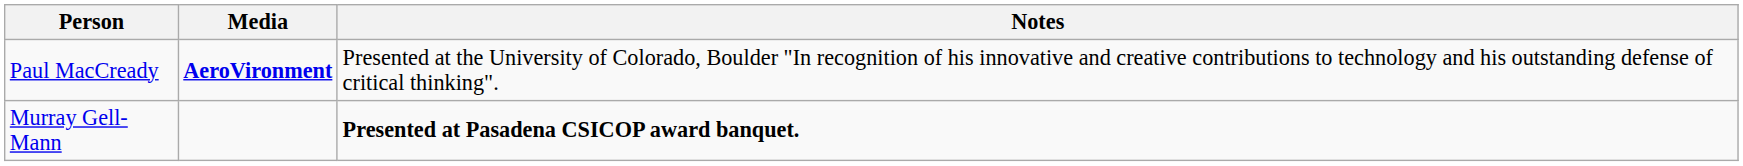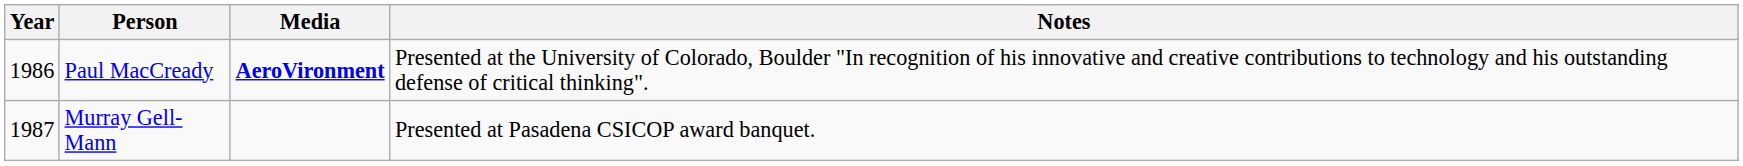+ column: (32, 22)
(571, 130) bold -> (605, 130) normal
